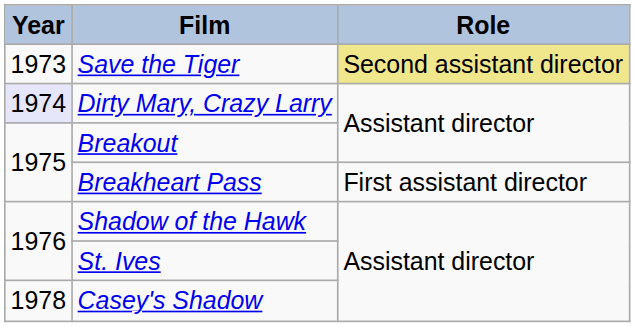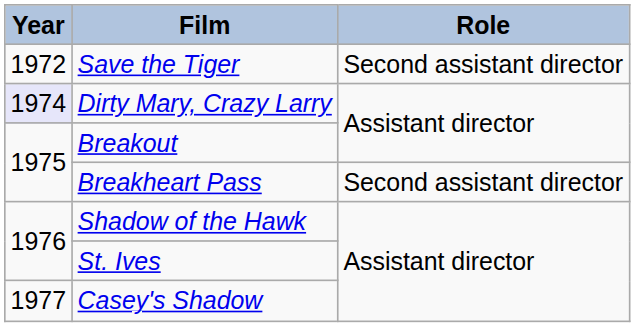(38, 64) 1973 -> (38, 64) 1972
(483, 64) khaki background -> (483, 64) no background
(465, 183) First assistant director -> (483, 183) Second assistant director
(38, 301) 1978 -> (38, 301) 1977
